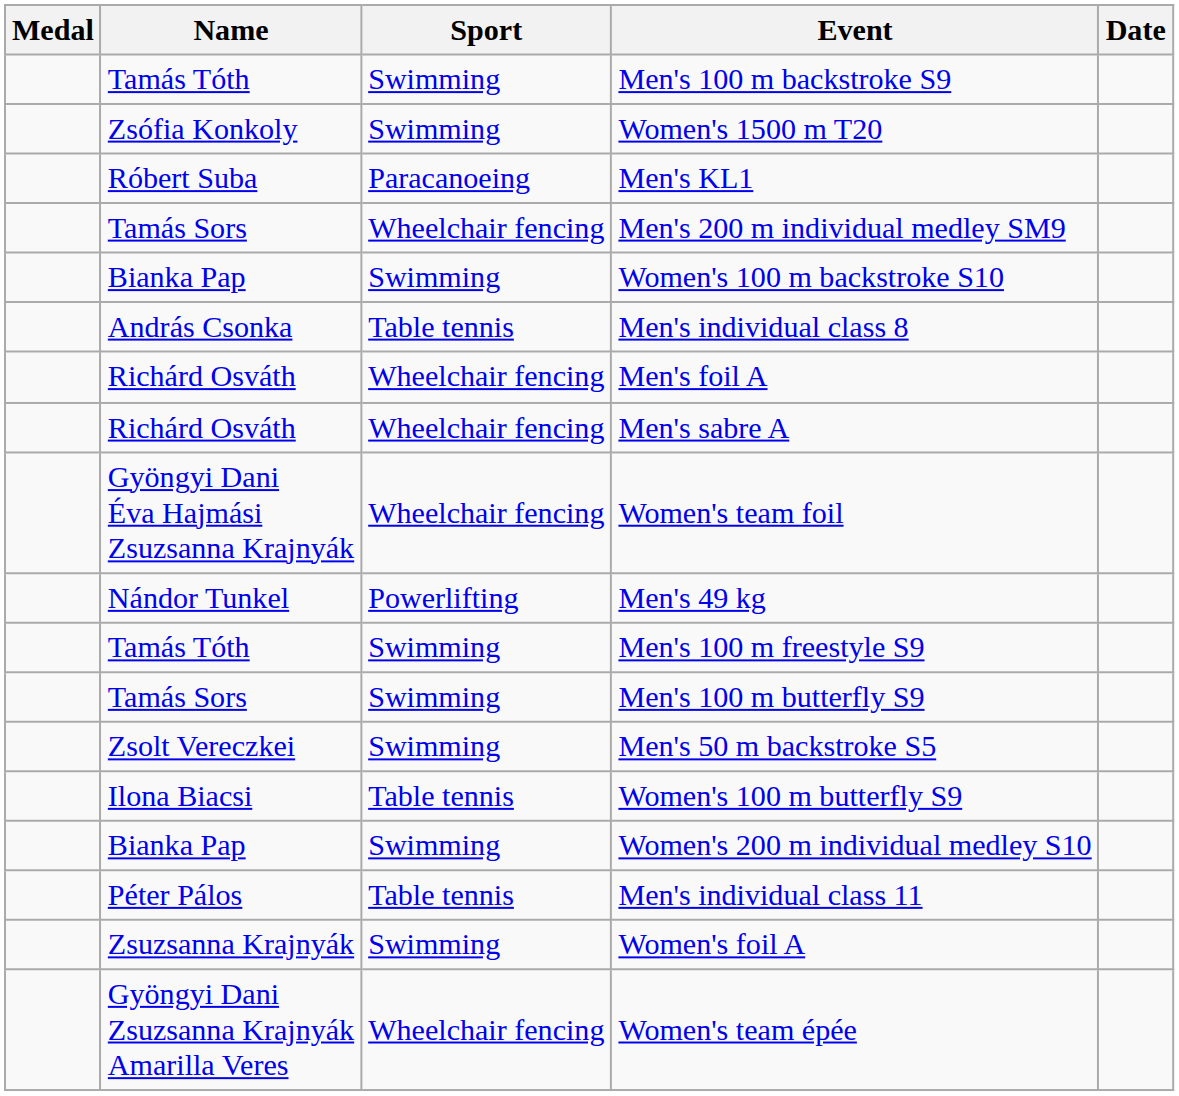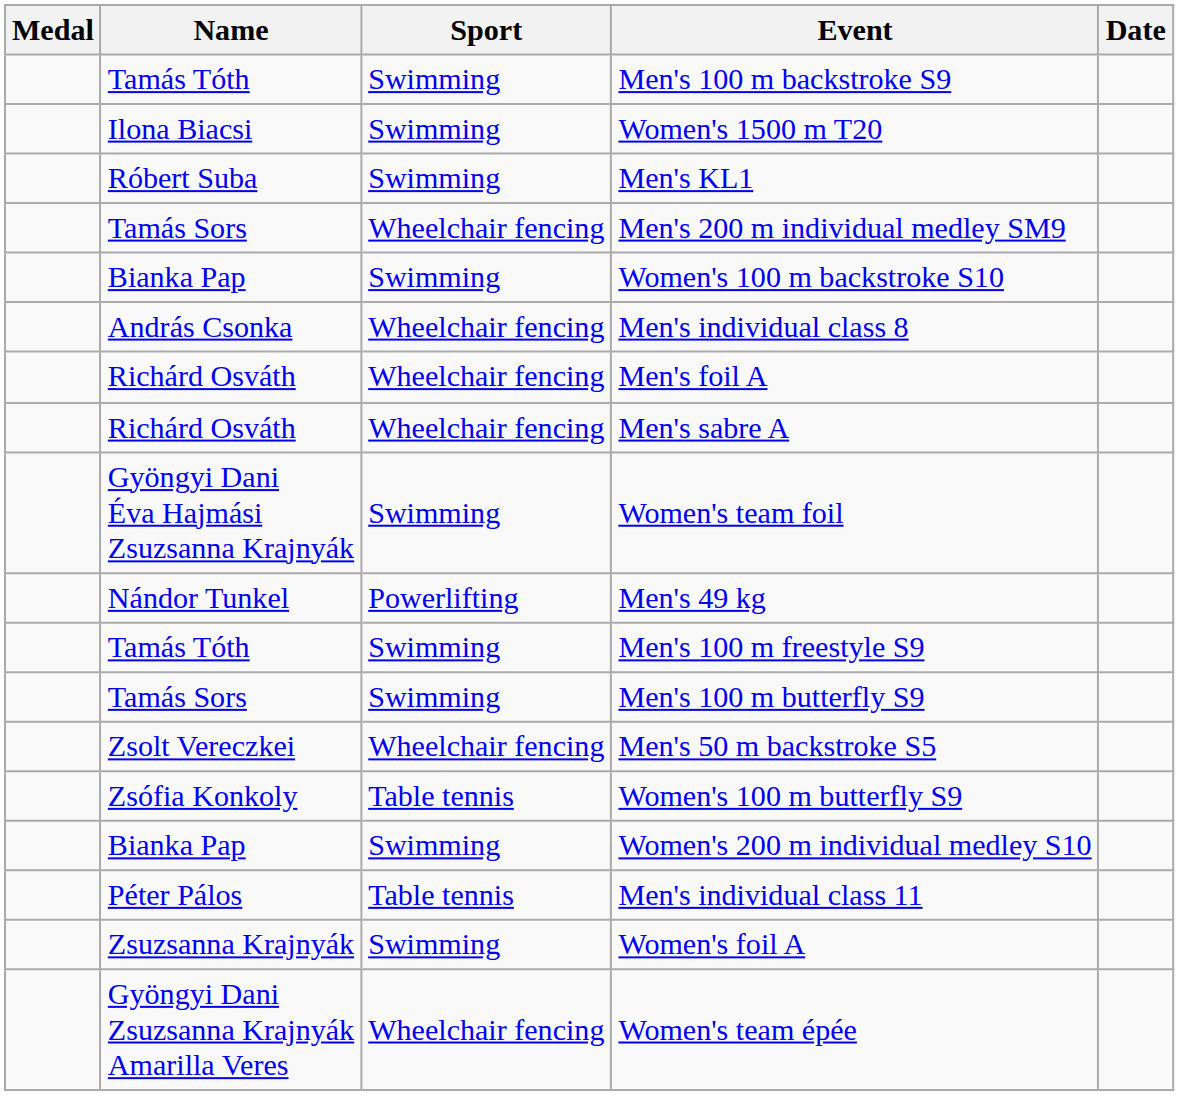(203, 128) Zsófia Konkoly -> (180, 128) Ilona Biacsi
(449, 178) Paracanoeing -> (434, 178) Swimming
(441, 327) Table tennis -> (486, 327) Wheelchair fencing
(486, 511) Wheelchair fencing -> (434, 511) Swimming
(434, 745) Swimming -> (486, 745) Wheelchair fencing
(180, 795) Ilona Biacsi -> (203, 795) Zsófia Konkoly
